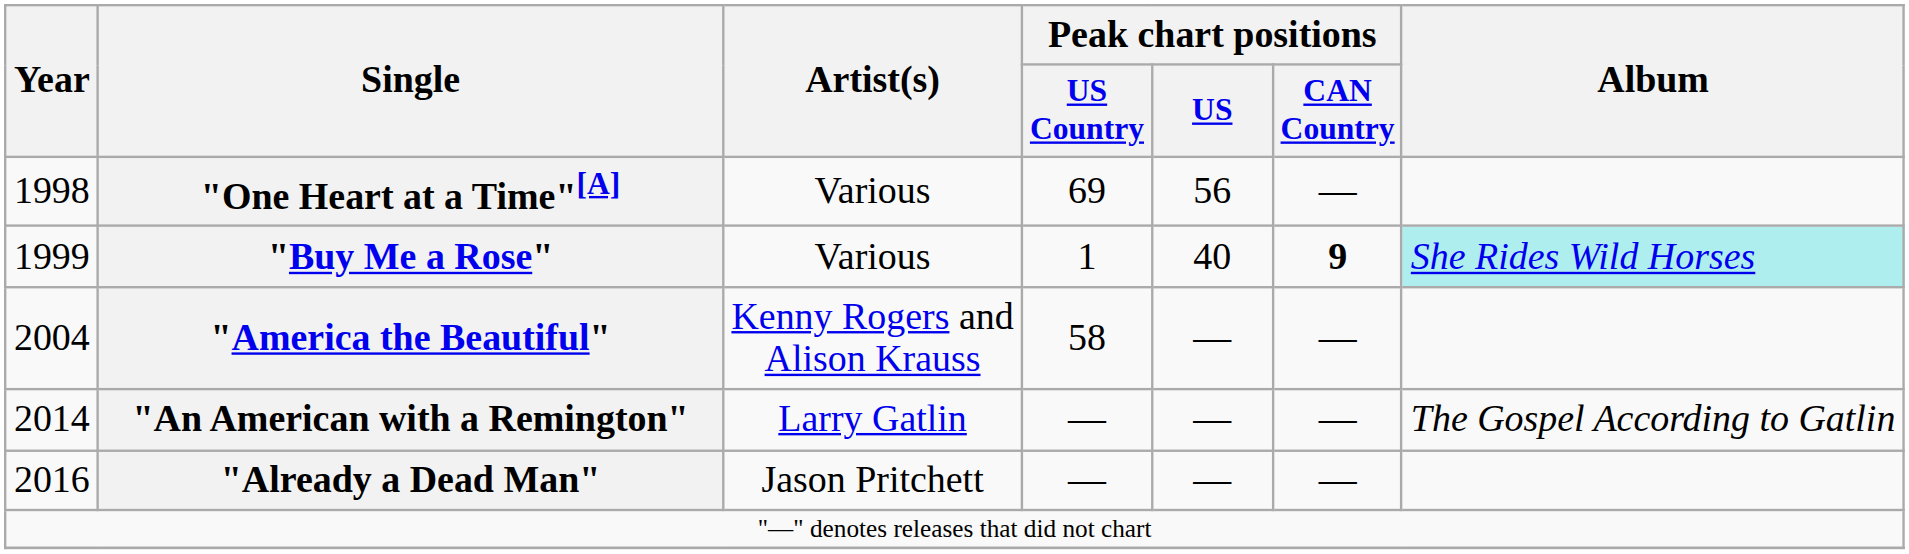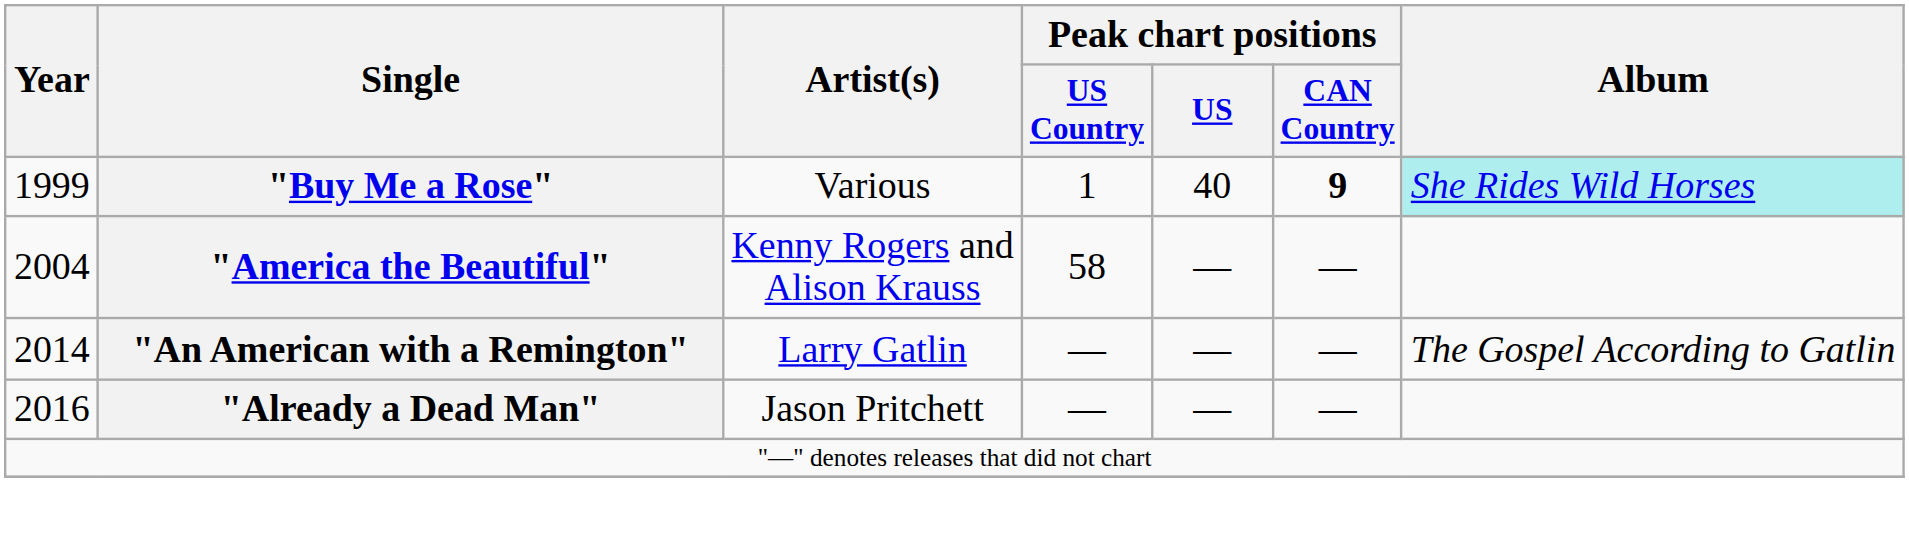- row: (411, 190)
